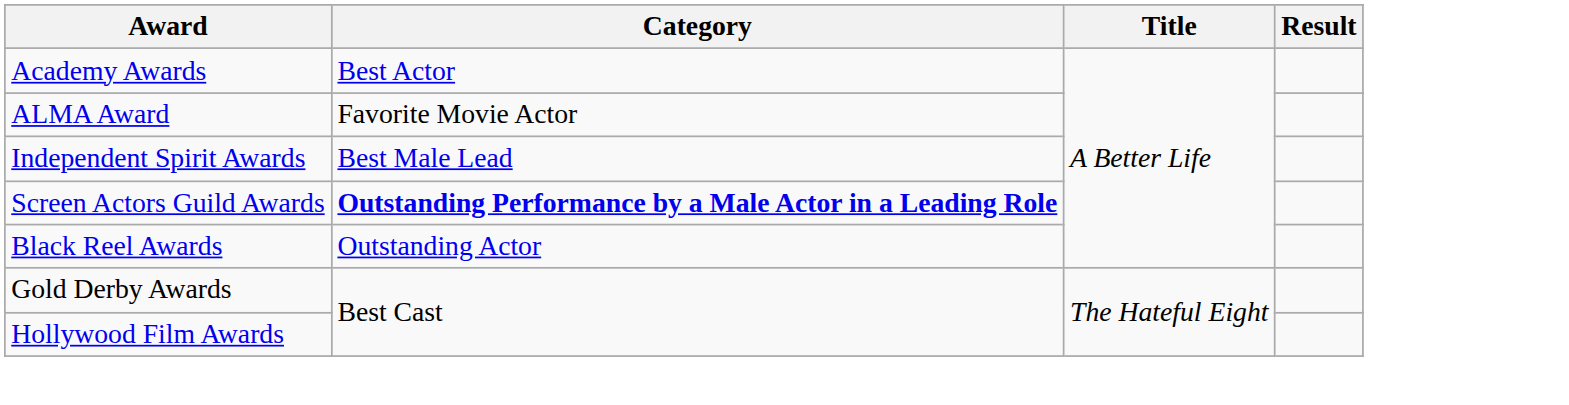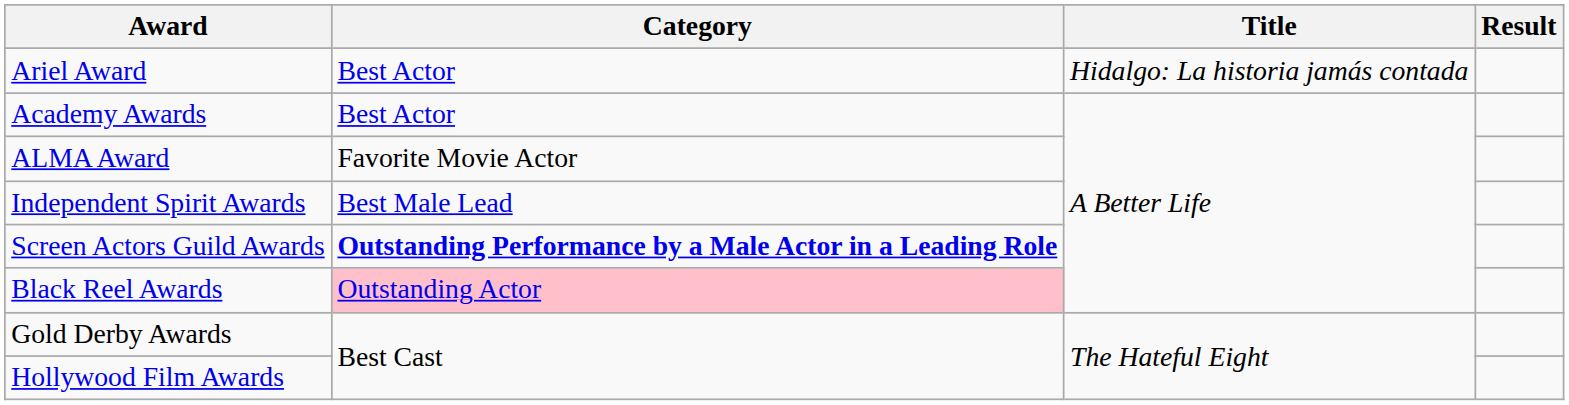+ row: (79, 70)
(439, 245) no background -> (439, 289) pink background
